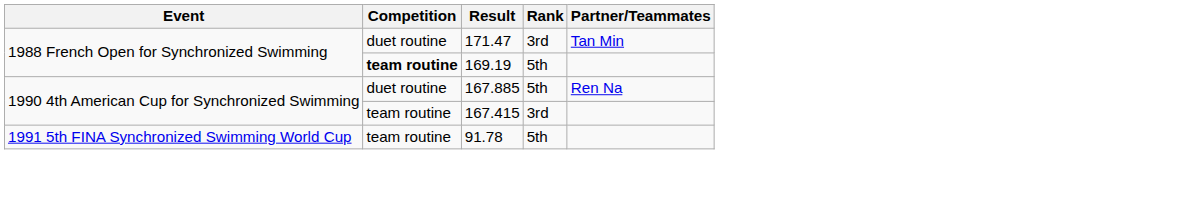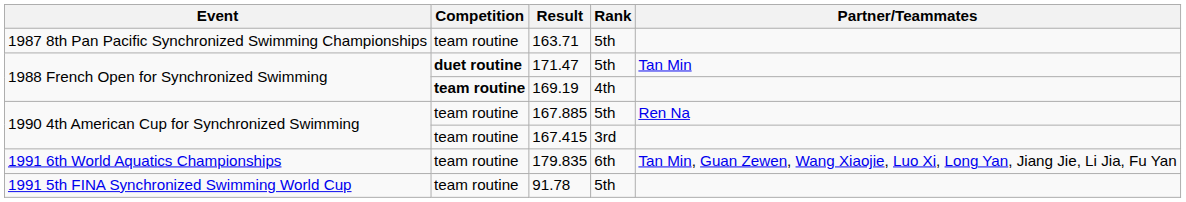+ row: (556, 40)
(407, 40) normal -> (478, 64) bold
(538, 40) 3rd -> (605, 64) 5th
(537, 64) 5th -> (605, 88) 4th
(407, 88) duet routine -> (476, 112) team routine
+ row: (560, 161)
